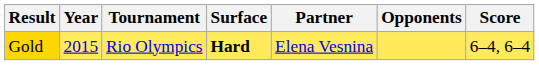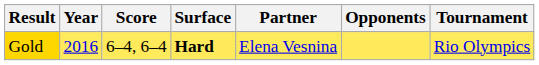columns swapped: (154, 18) <-> (500, 18)
(81, 45) 2015 -> (81, 45) 2016
